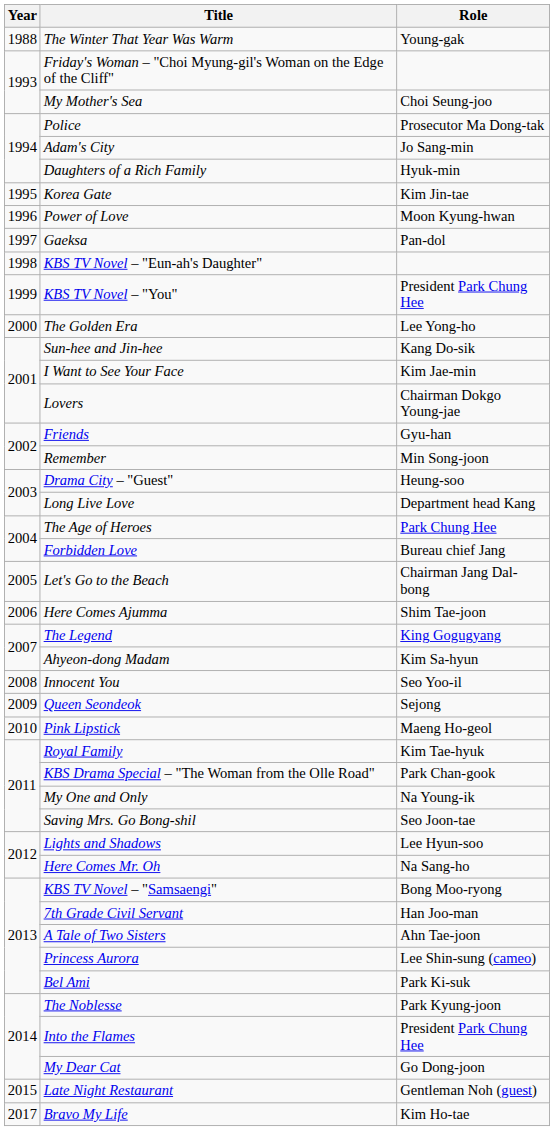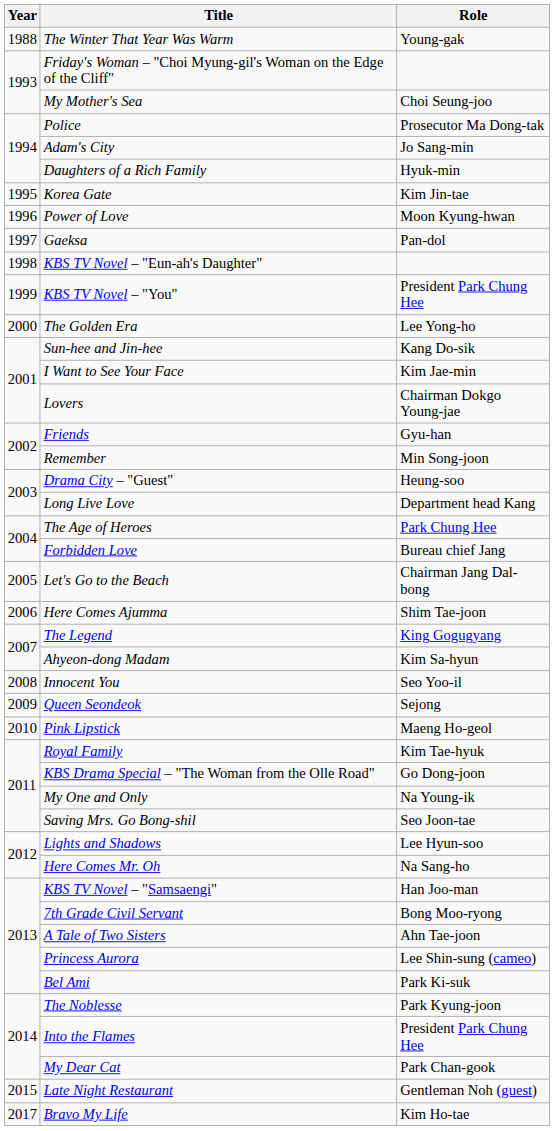(448, 774) Park Chan-gook -> (443, 774) Go Dong-joon
(451, 889) Bong Moo-ryong -> (439, 889) Han Joo-man
(439, 912) Han Joo-man -> (451, 912) Bong Moo-ryong
(443, 1067) Go Dong-joon -> (448, 1067) Park Chan-gook
